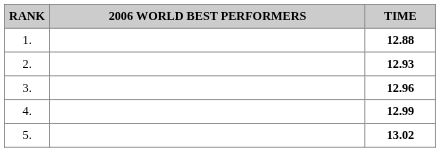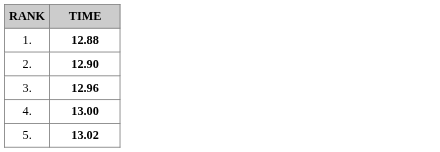- column: (207, 16)
(400, 64) 12.93 -> (85, 64) 12.90
(400, 111) 12.99 -> (85, 111) 13.00
